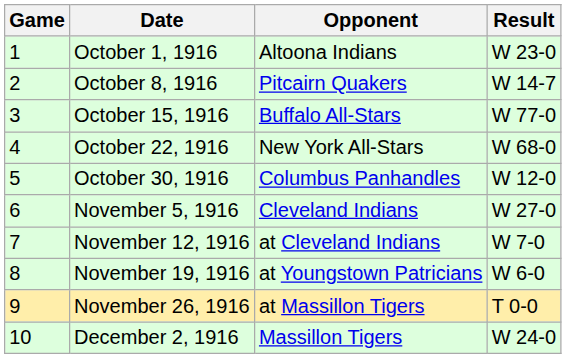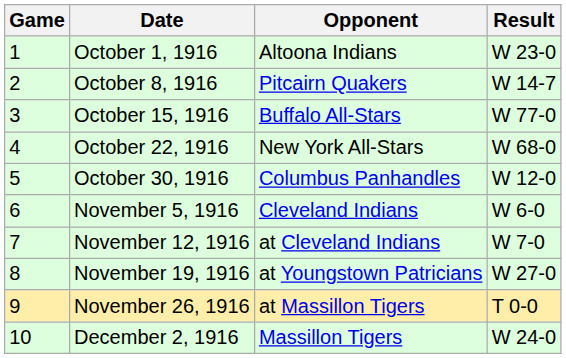(524, 210) W 27-0 -> (518, 210) W 6-0
(518, 274) W 6-0 -> (524, 274) W 27-0
